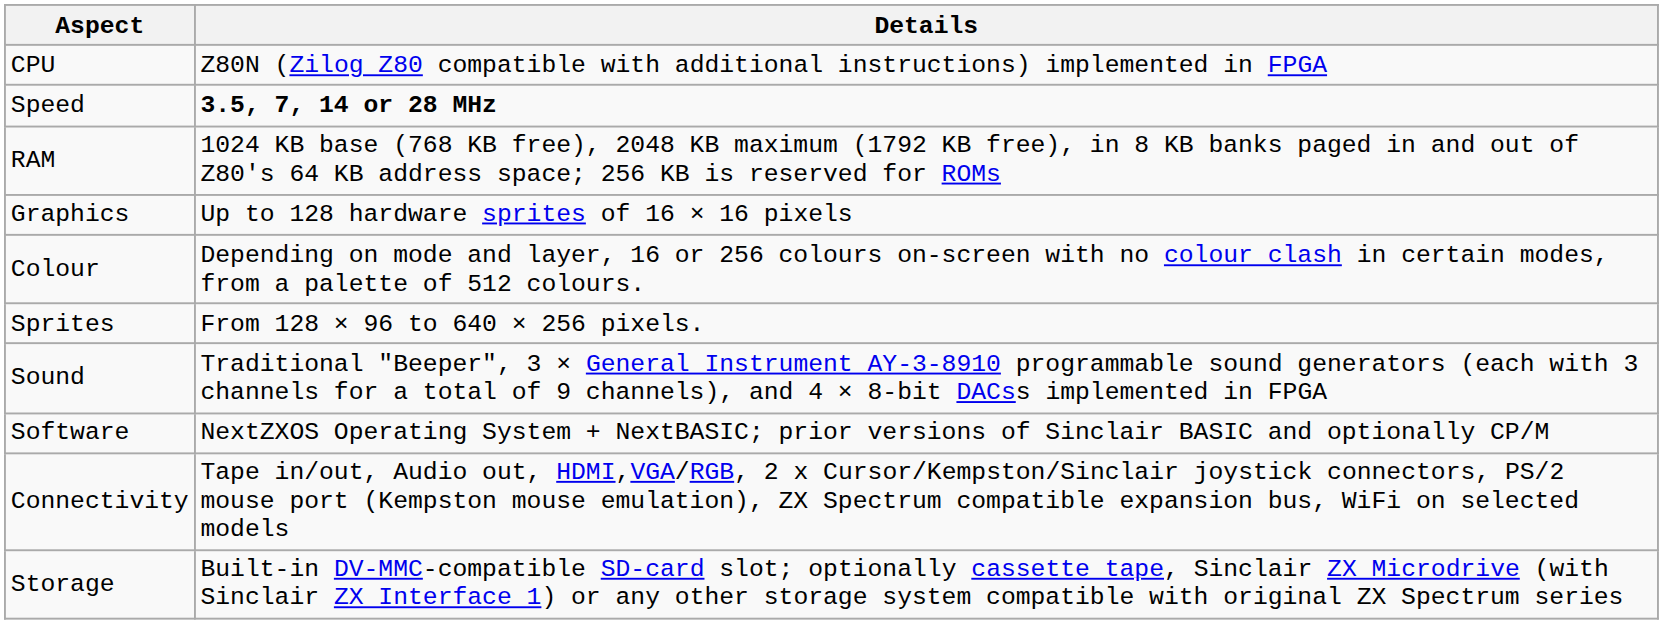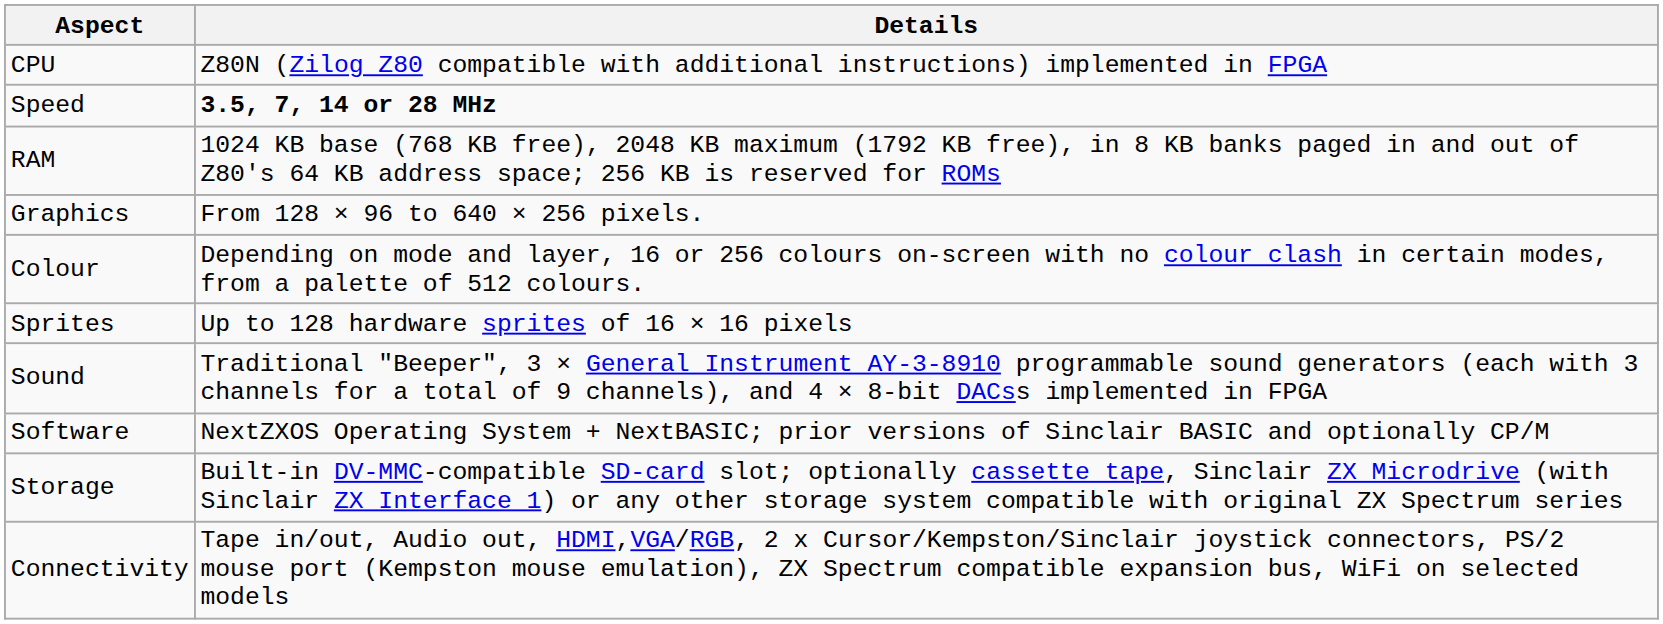(527, 215) Up to 128 hardware sprites of 16 × 16 pixels -> (452, 215) From 128 × 96 to 640 × 256 pixels.
(452, 324) From 128 × 96 to 640 × 256 pixels. -> (527, 324) Up to 128 hardware sprites of 16 × 16 pixels
rows swapped: (100, 501) <-> (63, 584)
